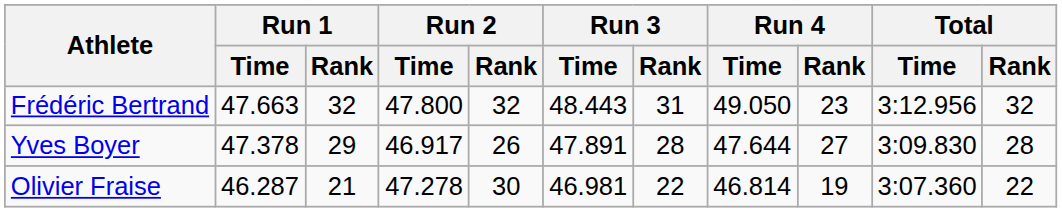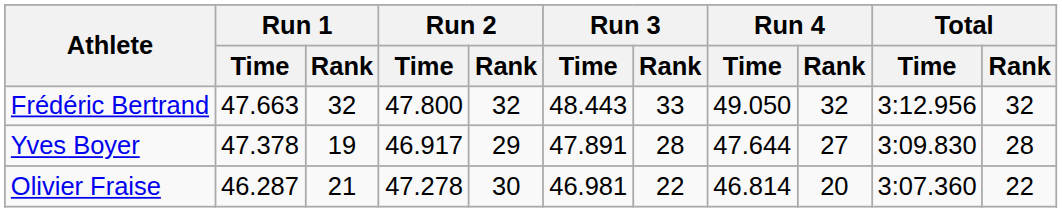(670, 106) 31 -> (670, 106) 33
(834, 106) 23 -> (834, 106) 32
(342, 146) 29 -> (342, 146) 19
(506, 146) 26 -> (506, 146) 29
(834, 186) 19 -> (834, 186) 20
